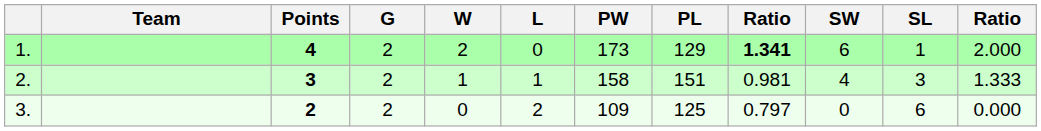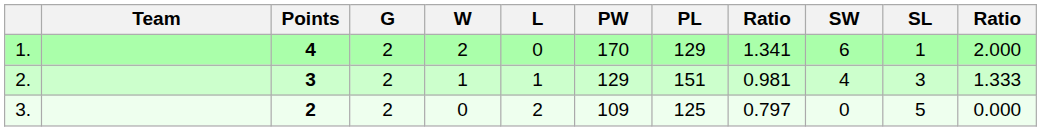(613, 49) 173 -> (613, 49) 170
(767, 49) bold -> (767, 49) normal
(613, 79) 158 -> (613, 79) 129
(920, 110) 6 -> (920, 110) 5
